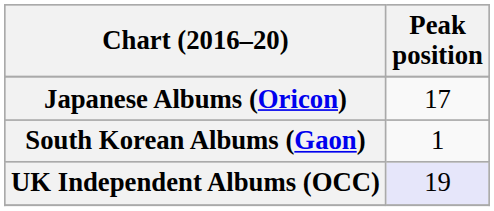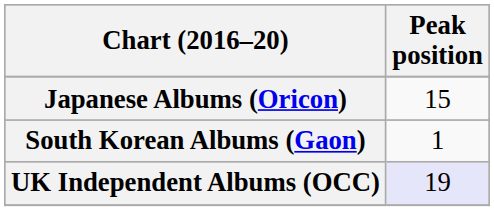(438, 98) 17 -> (438, 98) 15
